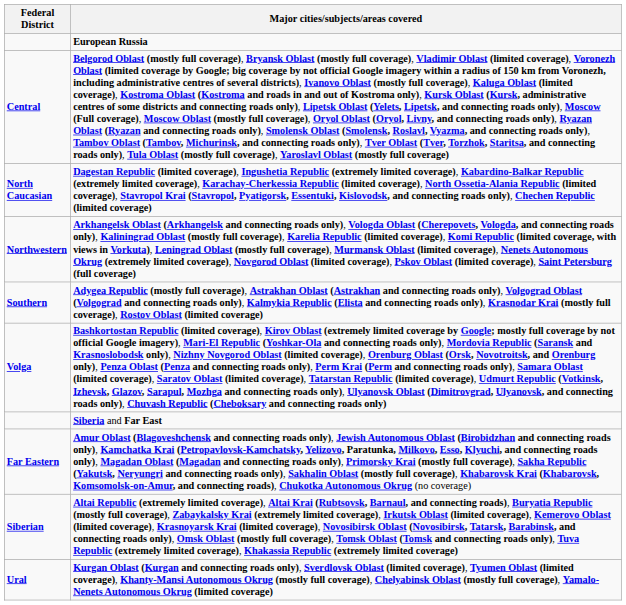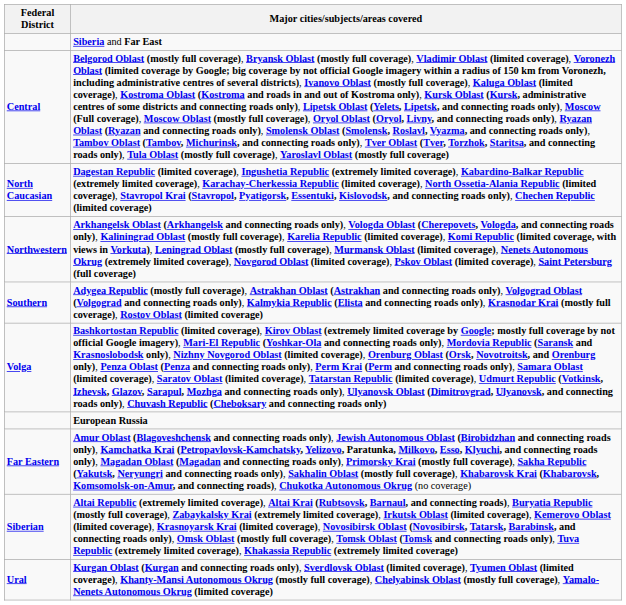rows swapped: (110, 42) <-> (117, 421)
